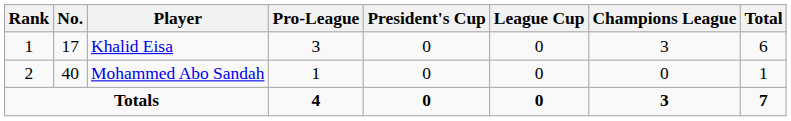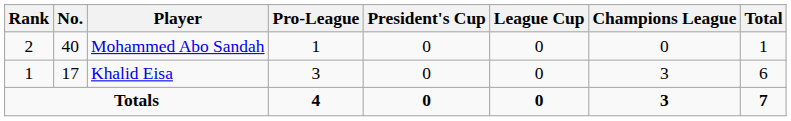rows swapped: (132, 45) <-> (178, 73)
